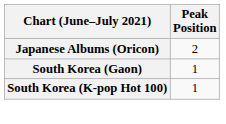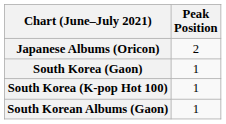+ row: (88, 108)
